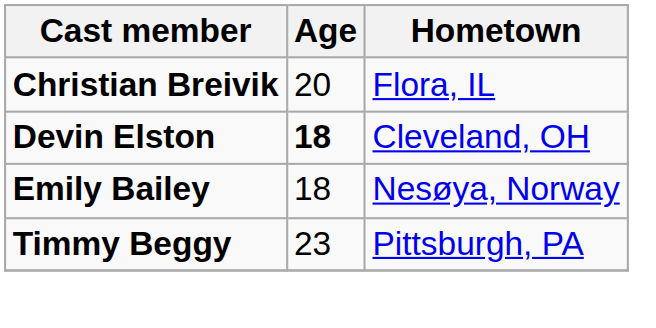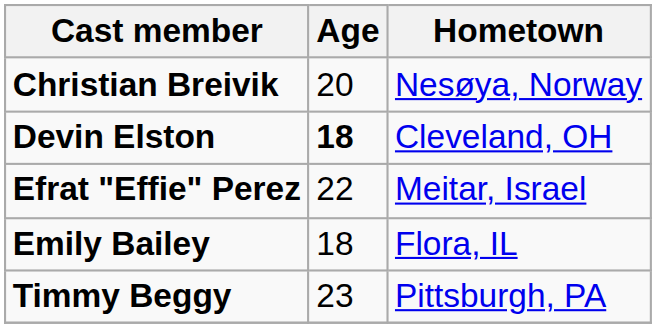(434, 84) Flora, IL -> (519, 84) Nesøya, Norway
+ row: (157, 190)
(496, 190) Nesøya, Norway -> (456, 243) Flora, IL
